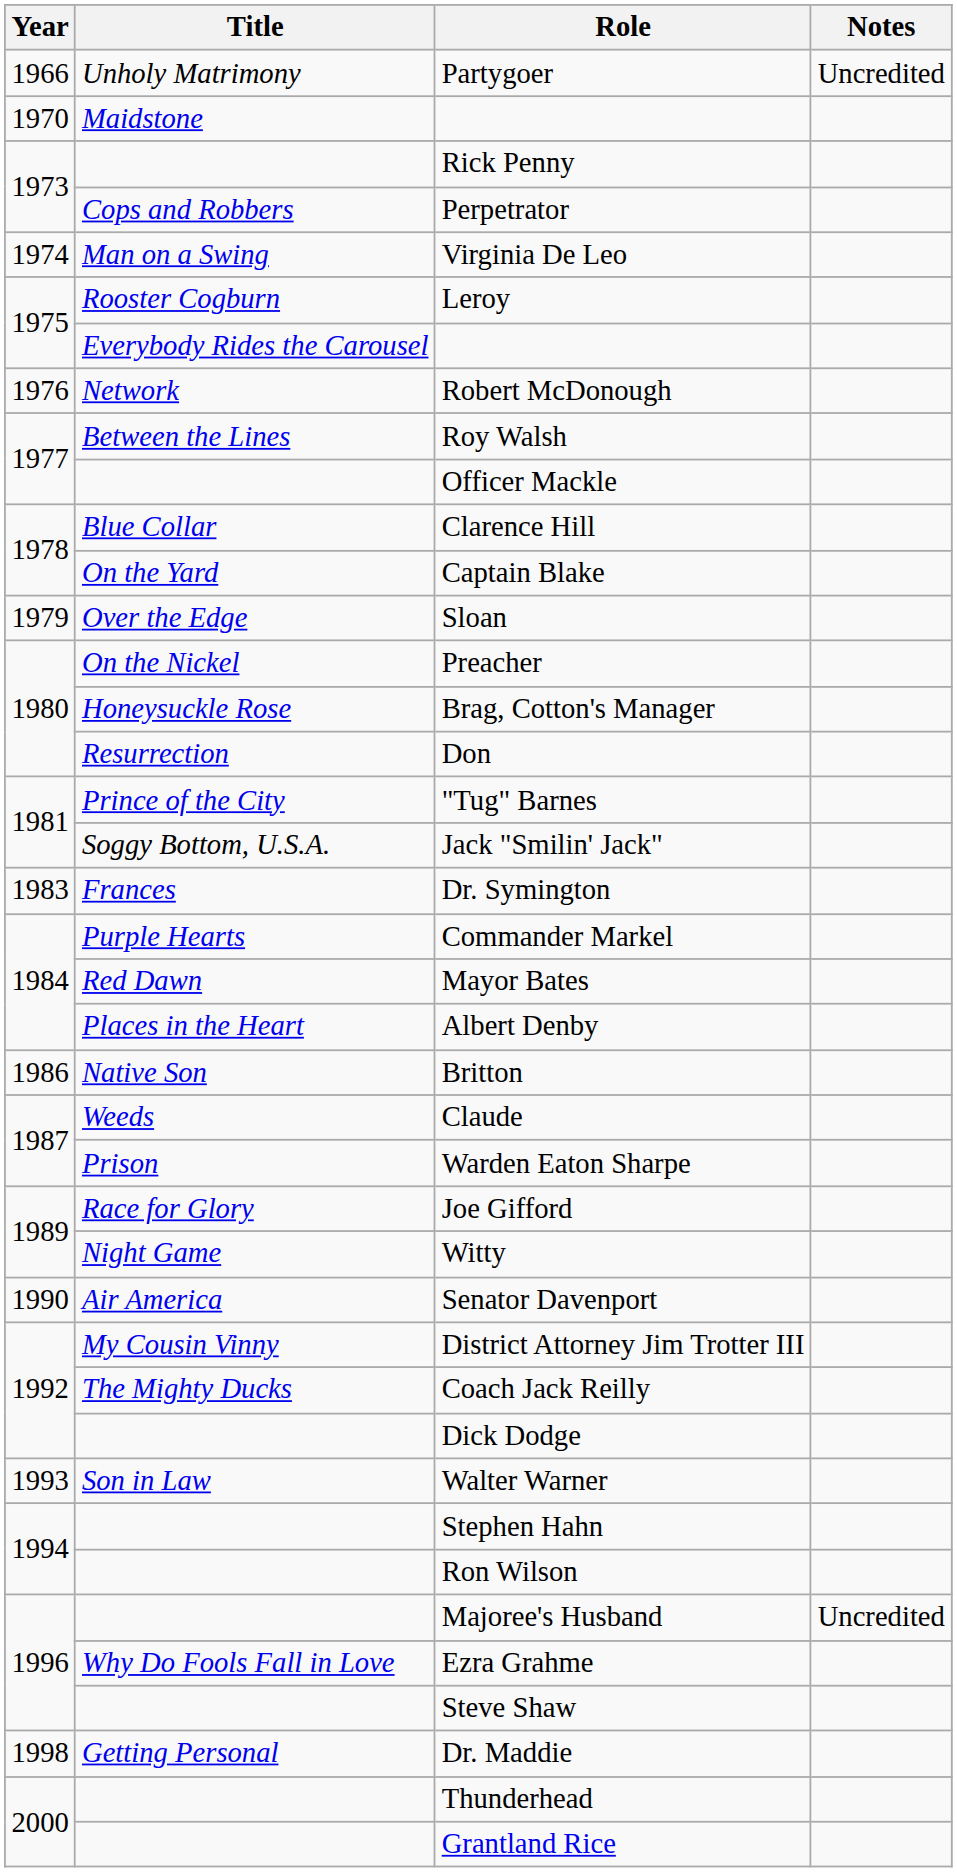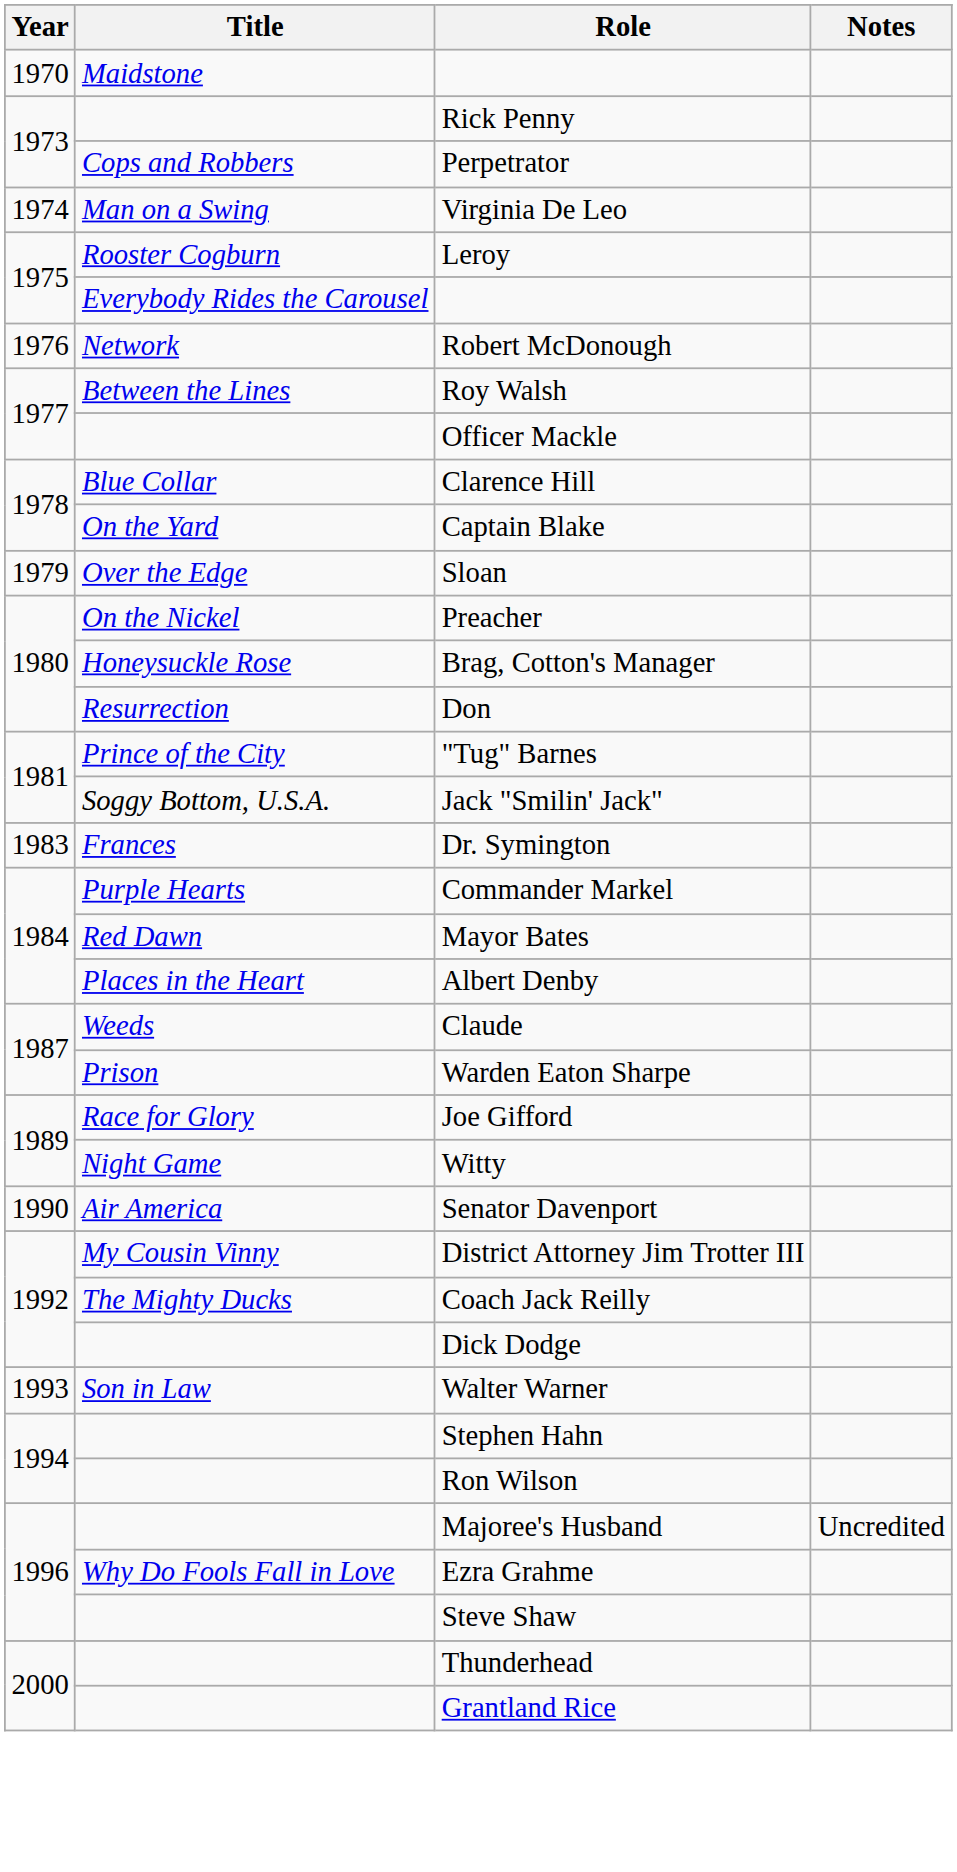- row: (191, 72)
- row: (144, 1071)
- row: (180, 1753)
